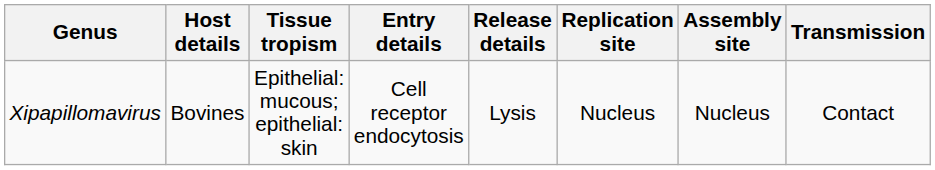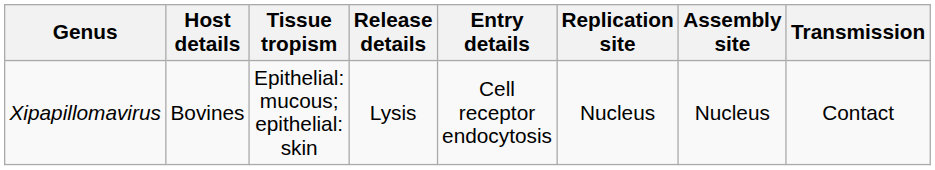columns swapped: (409, 32) <-> (513, 32)
